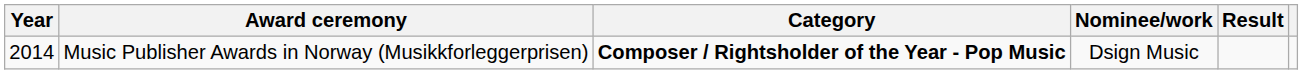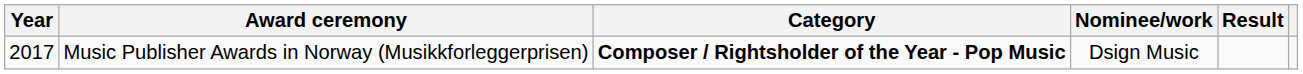(32, 52) 2014 -> (32, 52) 2017
